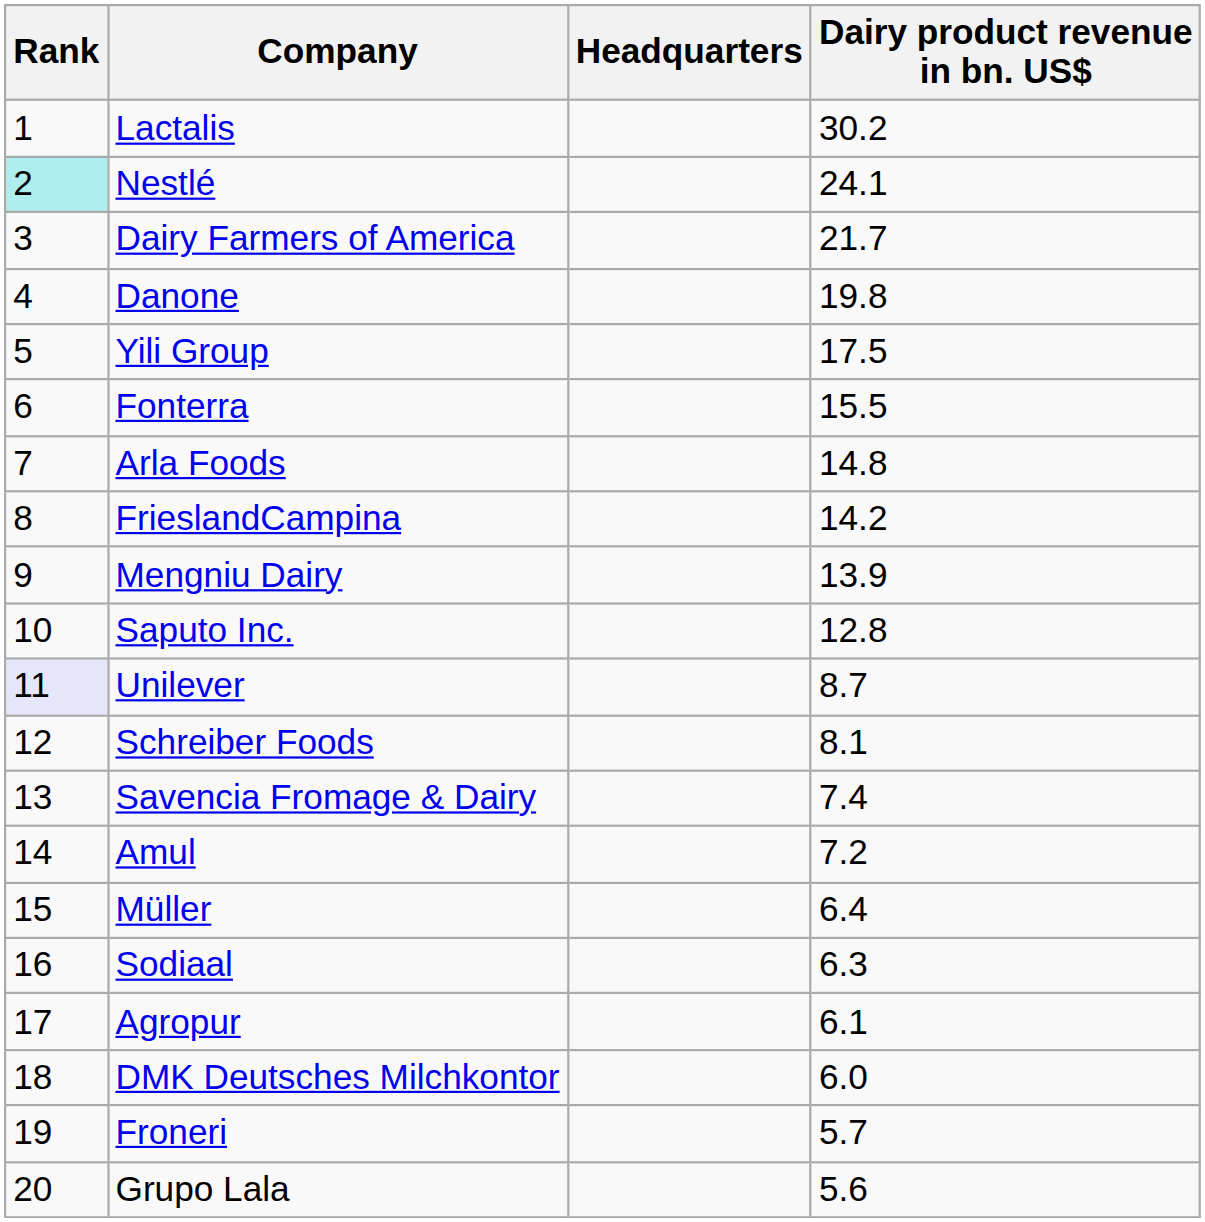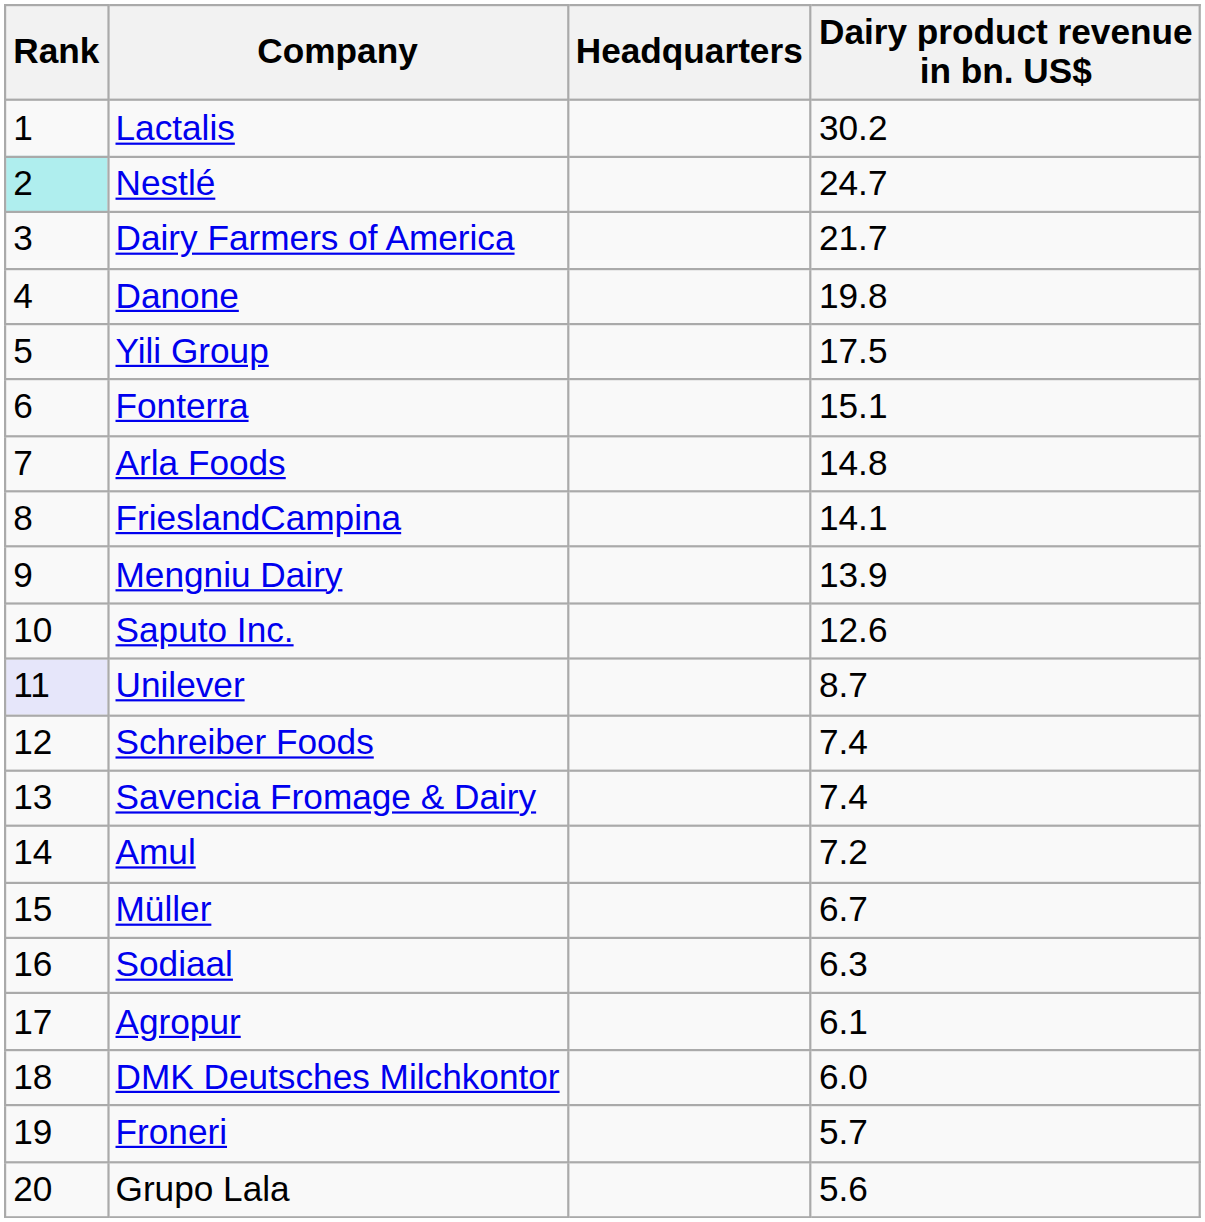(853, 183) 24.1 -> (853, 183) 24.7
(853, 406) 15.5 -> (853, 406) 15.1
(853, 518) 14.2 -> (853, 518) 14.1
(853, 630) 12.8 -> (853, 630) 12.6
(843, 741) 8.1 -> (843, 741) 7.4
(843, 909) 6.4 -> (843, 909) 6.7
